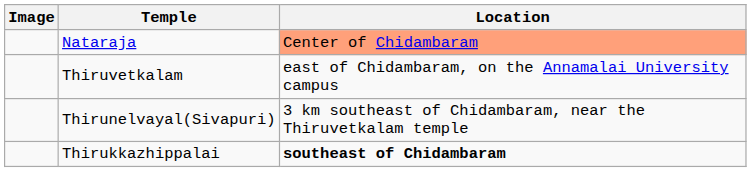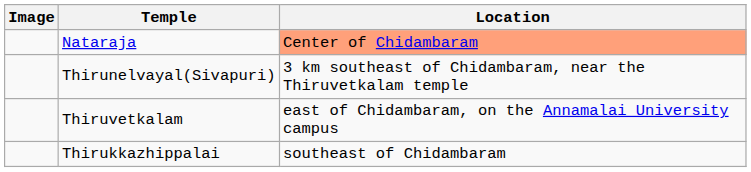rows swapped: (122, 77) <-> (169, 120)
(394, 154) bold -> (394, 154) normal
